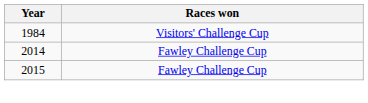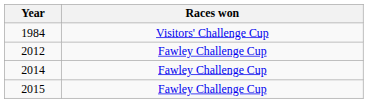+ row: (33, 51)
